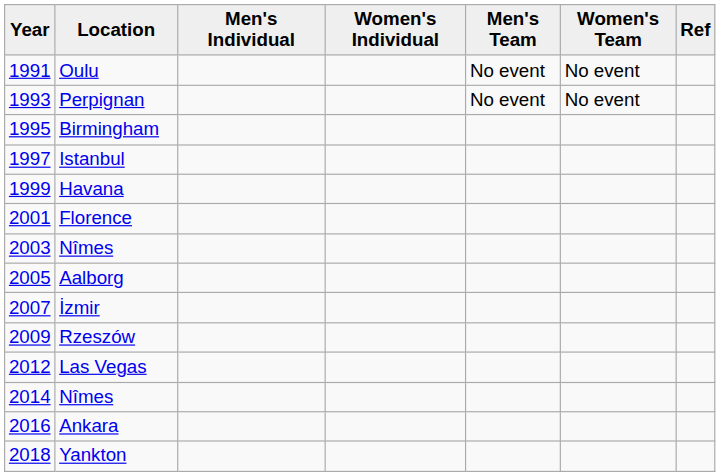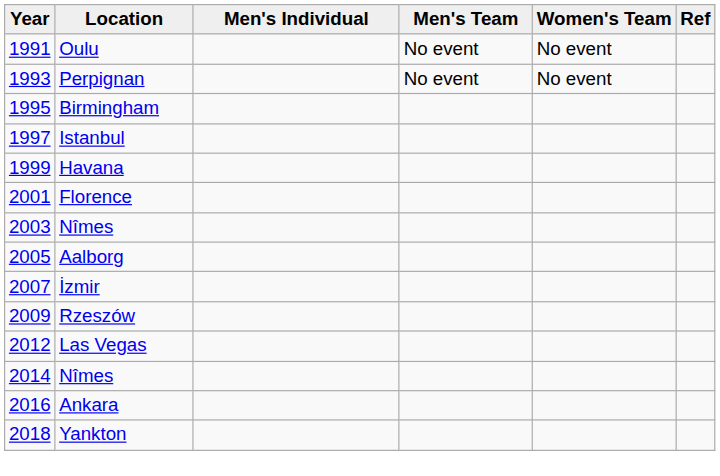- column: (395, 29)
